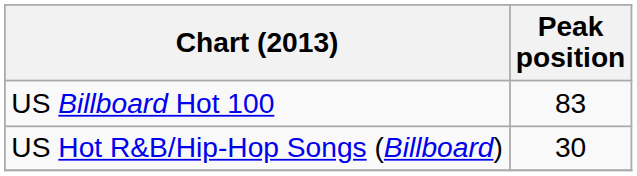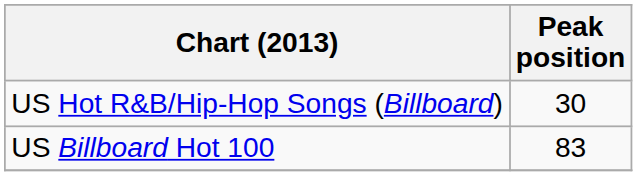rows swapped: (143, 103) <-> (257, 147)
